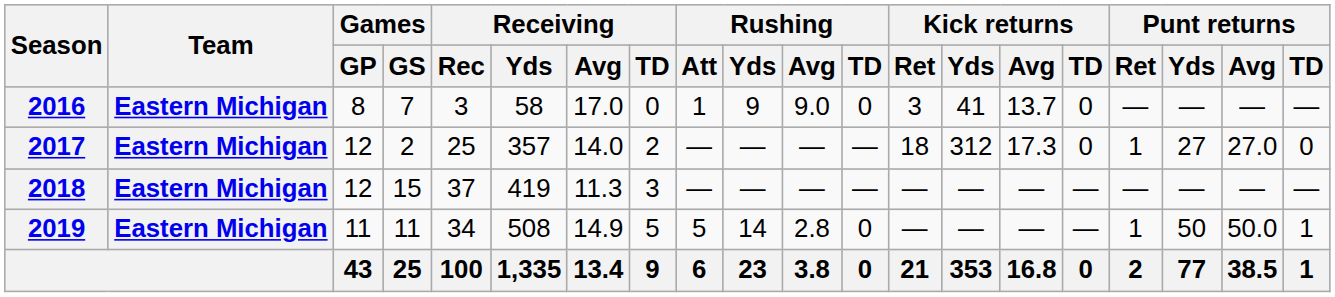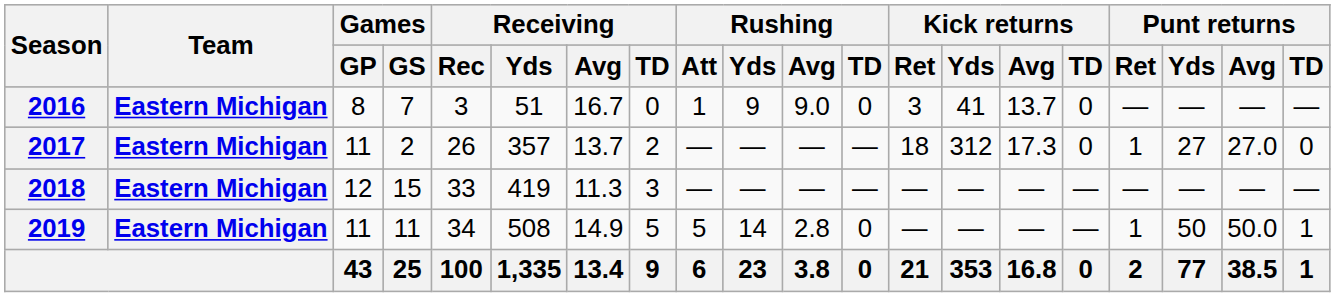(529, 106) 58 -> (529, 106) 51
(598, 106) 17.0 -> (598, 106) 16.7
(358, 147) 12 -> (358, 147) 11
(461, 147) 25 -> (461, 147) 26
(598, 147) 14.0 -> (598, 147) 13.7
(461, 188) 37 -> (461, 188) 33
